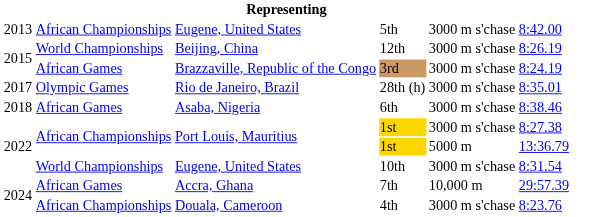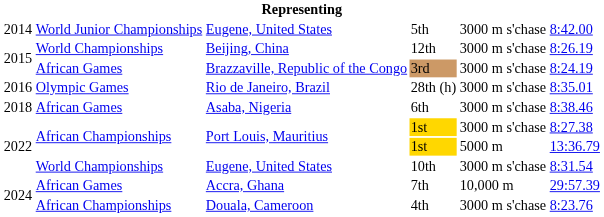(18, 29) 2013 -> (18, 29) 2014
(104, 29) African Championships -> (119, 29) World Junior Championships
(18, 88) 2017 -> (18, 88) 2016
